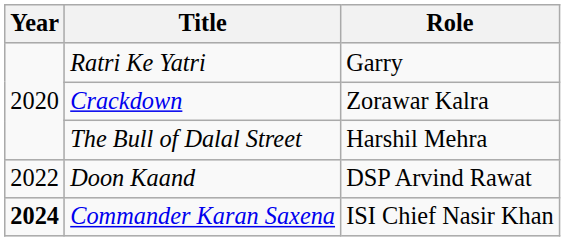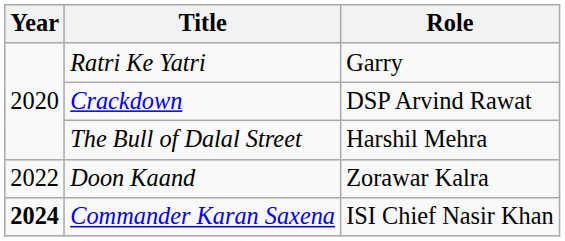(417, 100) Zorawar Kalra -> (439, 100) DSP Arvind Rawat
(439, 178) DSP Arvind Rawat -> (417, 178) Zorawar Kalra
